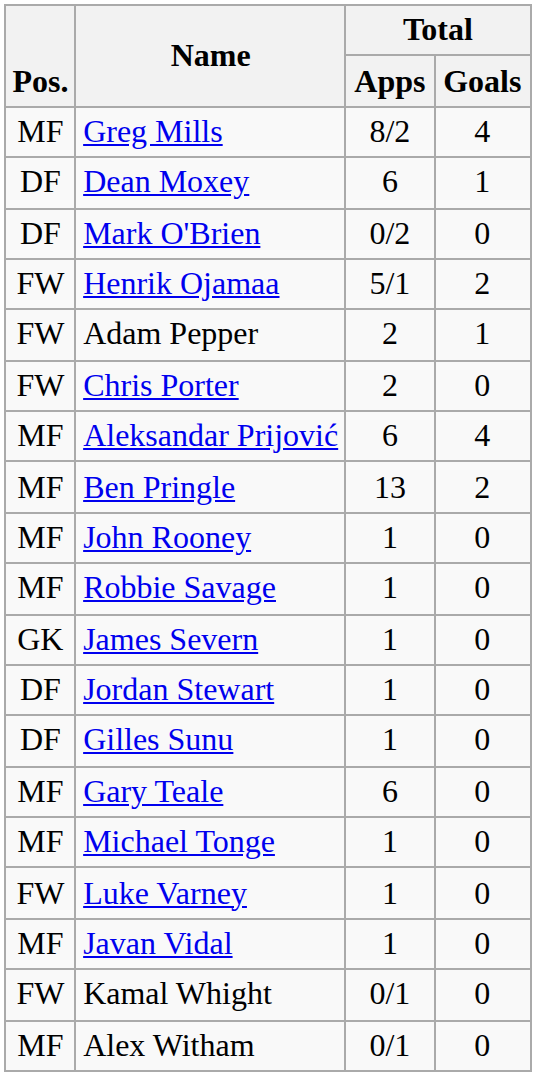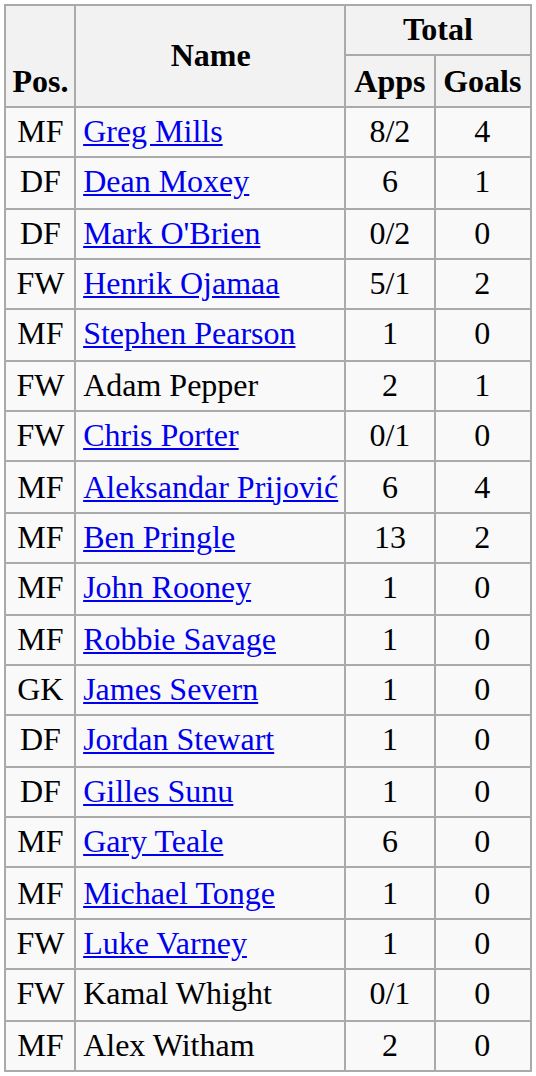+ row: (189, 334)
(390, 385) 2 -> (390, 435) 0/1
- row: (158, 943)
(390, 1044) 0/1 -> (390, 1044) 2
